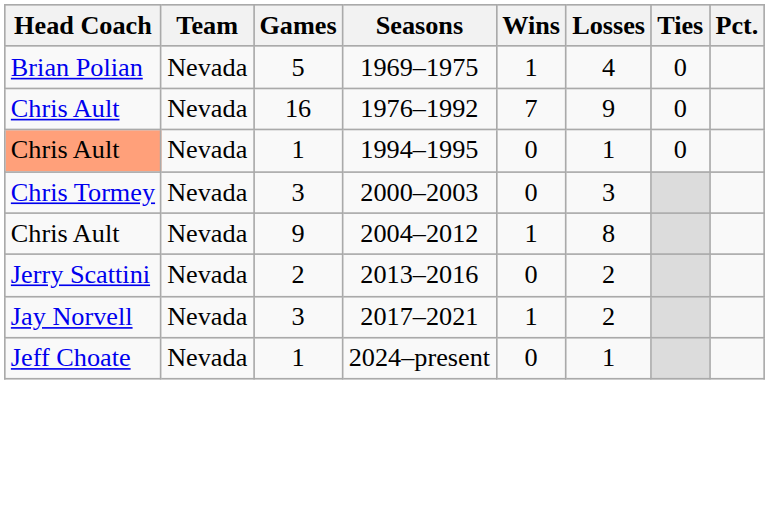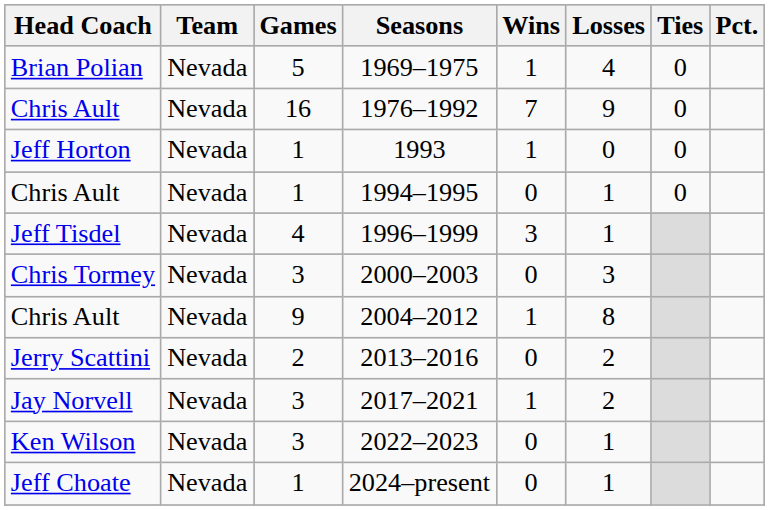+ row: (419, 150)
(65, 150) lightsalmon background -> (65, 191) no background
+ row: (419, 233)
+ row: (419, 441)
